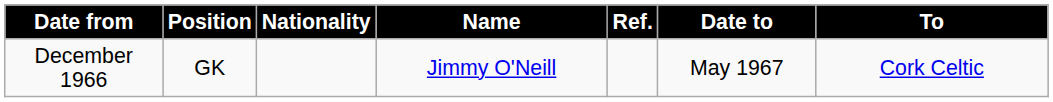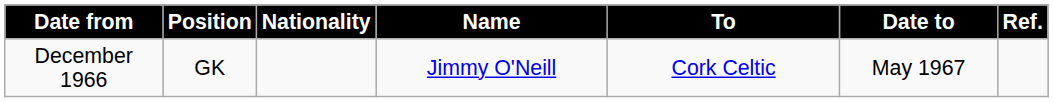columns swapped: (932, 22) <-> (633, 22)
